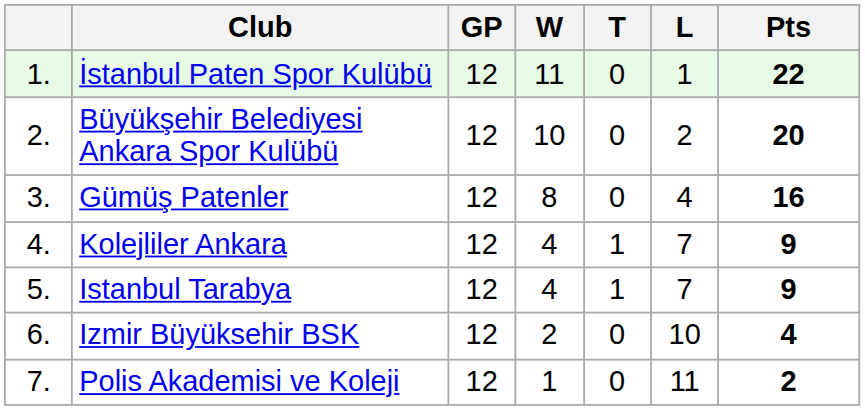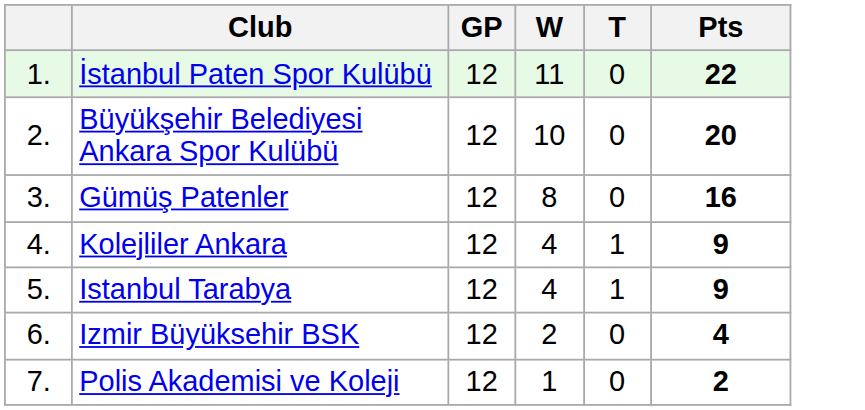- column: (685, 27)
